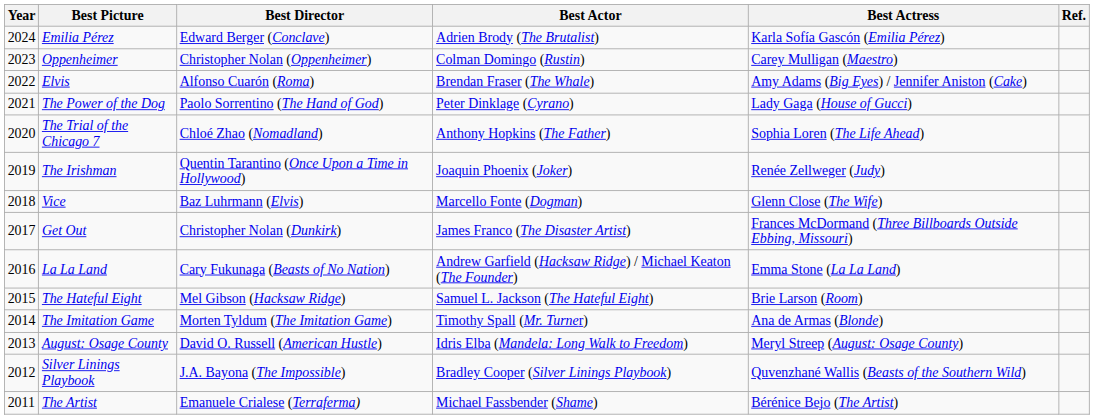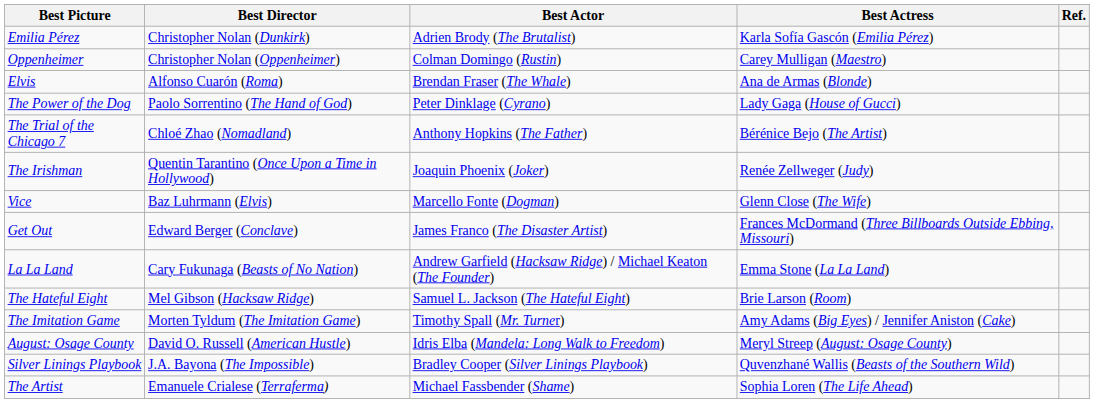- column: (22, 15)
(254, 37) Edward Berger (Conclave) -> (229, 37) Christopher Nolan (Dunkirk)
(889, 81) Amy Adams (Big Eyes) / Jennifer Aniston (Cake) -> (806, 81) Ana de Armas (Blonde)
(838, 133) Sophia Loren (The Life Ahead) -> (813, 133) Bérénice Bejo (The Artist)
(260, 231) Christopher Nolan (Dunkirk) -> (223, 231) Edward Berger (Conclave)
(817, 321) Ana de Armas (Blonde) -> (878, 321) Amy Adams (Big Eyes) / Jennifer Aniston (Cake)
(825, 402) Bérénice Bejo (The Artist) -> (826, 387) Sophia Loren (The Life Ahead)
